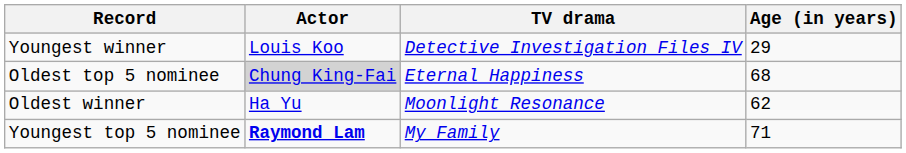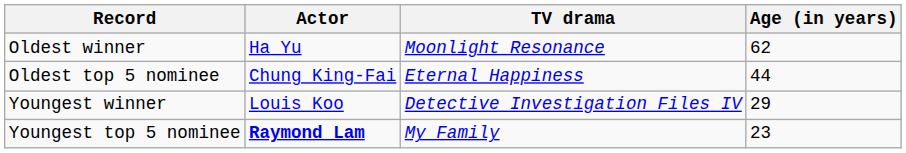rows swapped: (77, 105) <-> (88, 48)
(323, 76) lightgrey background -> (323, 76) no background
(761, 76) 68 -> (761, 76) 44
(761, 133) 71 -> (761, 133) 23
